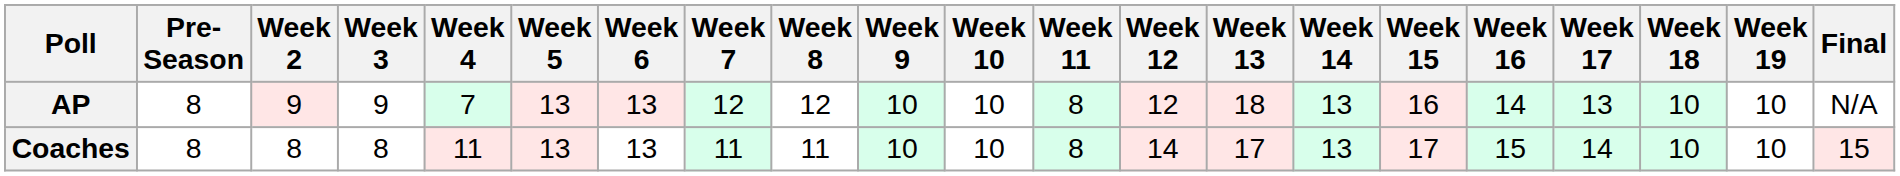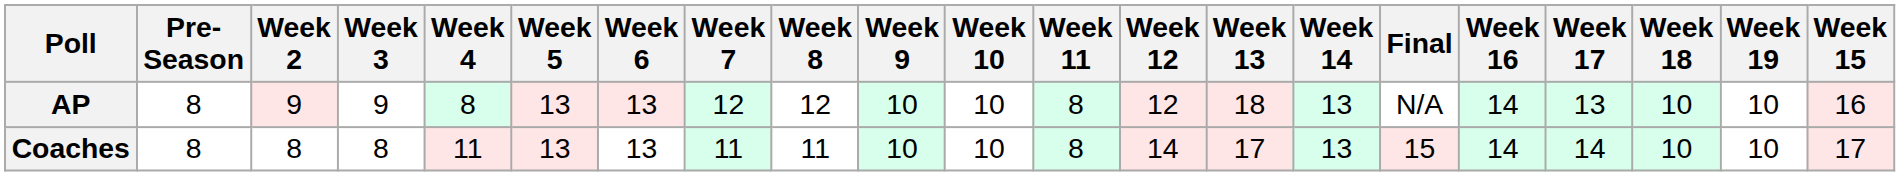columns swapped: (1423, 44) <-> (1854, 44)
(468, 104) 7 -> (468, 104) 8
(1510, 149) 15 -> (1503, 149) 14
